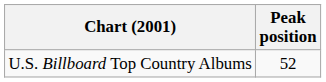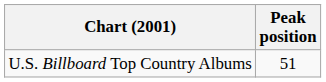(288, 63) 52 -> (288, 63) 51
